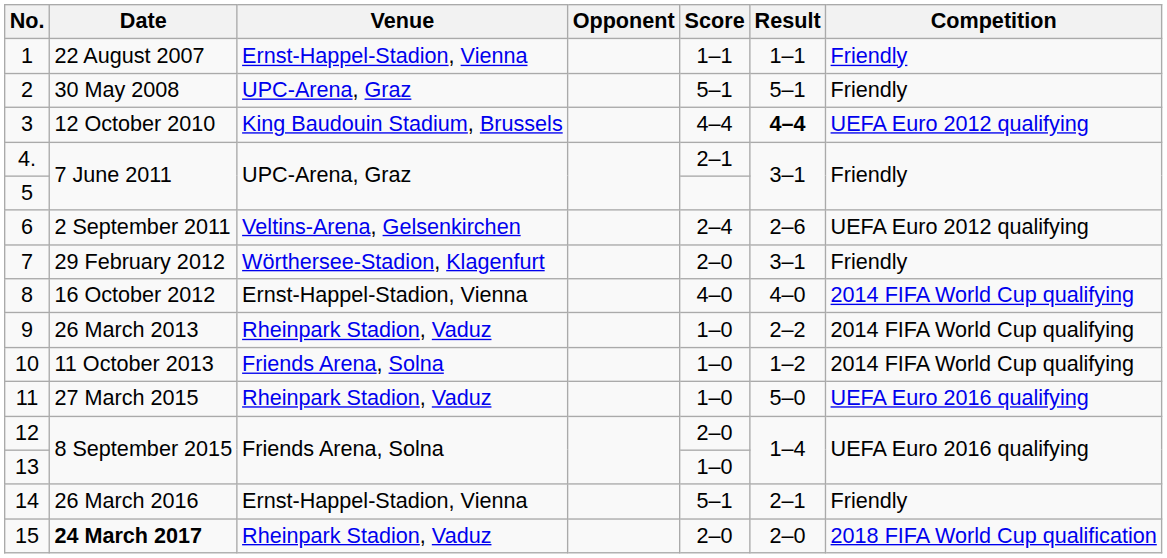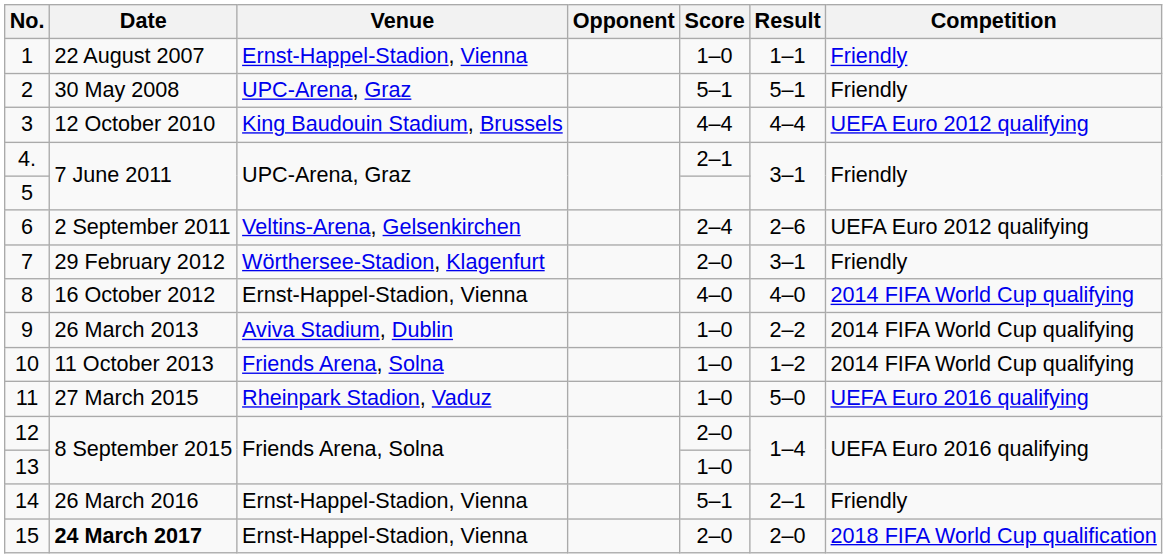(715, 55) 1–1 -> (715, 55) 1–0
(788, 124) bold -> (788, 124) normal
(367, 329) Rheinpark Stadion, Vaduz -> (348, 329) Aviva Stadium, Dublin
(367, 535) Rheinpark Stadion, Vaduz -> (385, 535) Ernst-Happel-Stadion, Vienna
